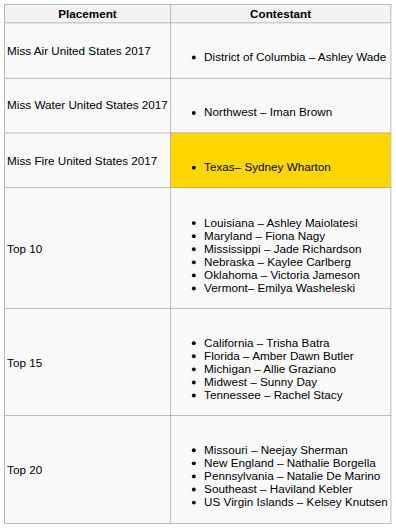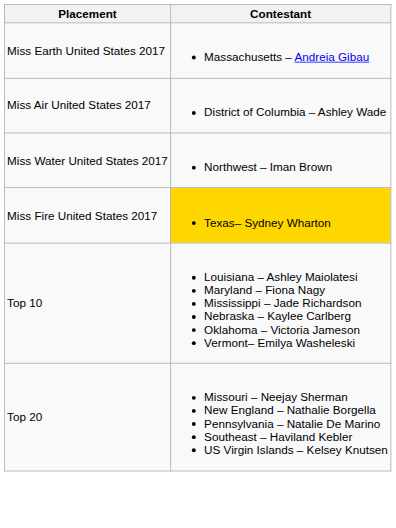+ row: (86, 51)
- row: (25, 362)
